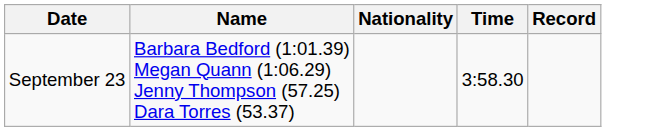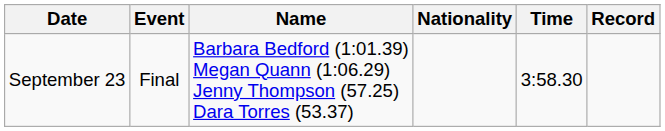+ column: (159, 19)
